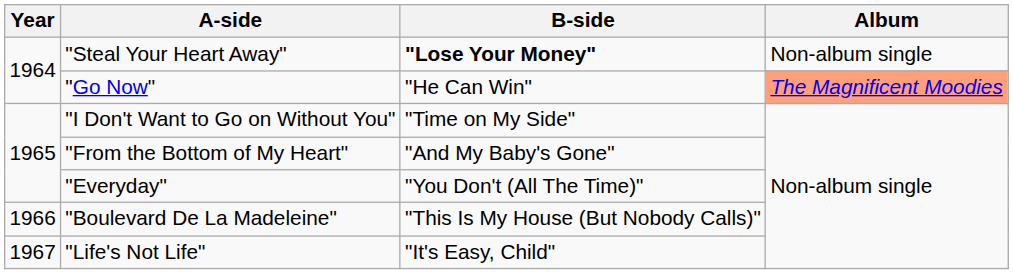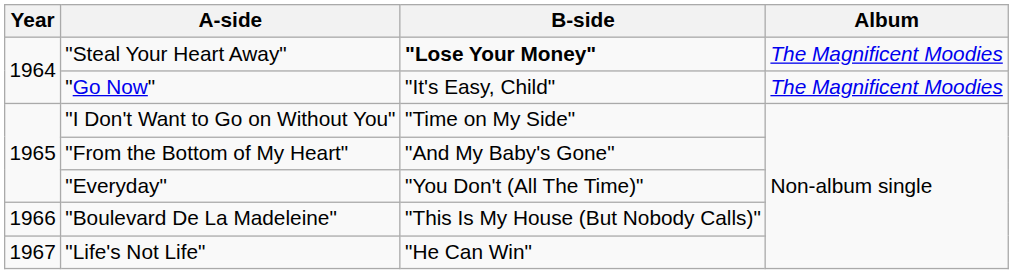(851, 53) Non-album single -> (887, 53) The Magnificent Moodies
(468, 86) "He Can Win" -> (480, 86) "It's Easy, Child"
(887, 86) lightsalmon background -> (887, 86) no background
(480, 251) "It's Easy, Child" -> (468, 251) "He Can Win"
